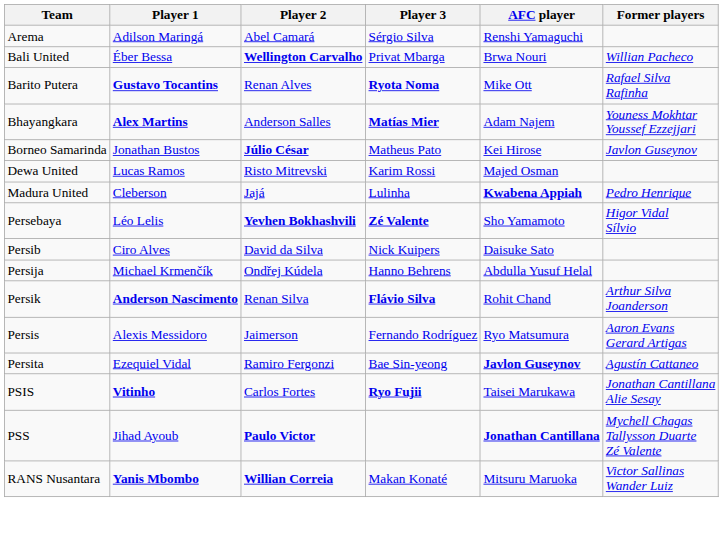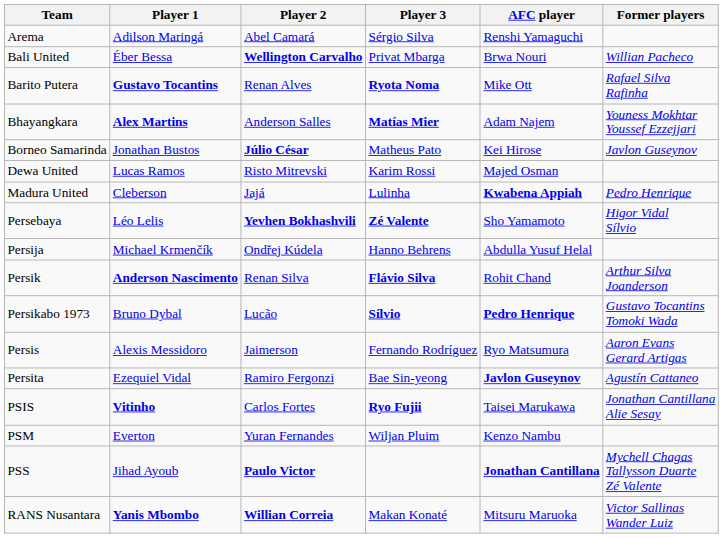- row: (24, 249)
+ row: (49, 313)
+ row: (21, 435)
